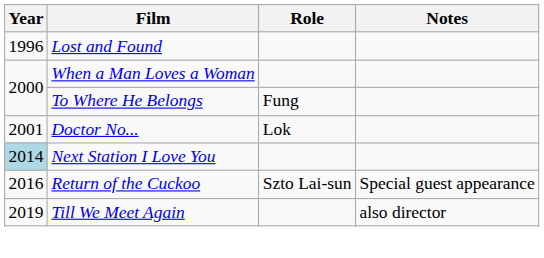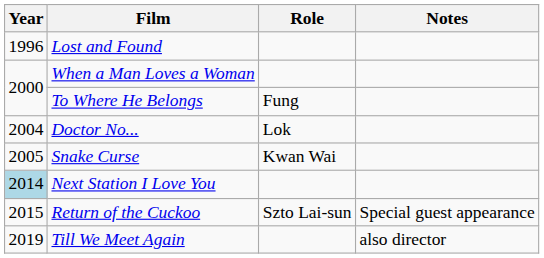(26, 128) 2001 -> (26, 128) 2004
+ row: (95, 156)
(26, 184) 2016 -> (26, 211) 2015
